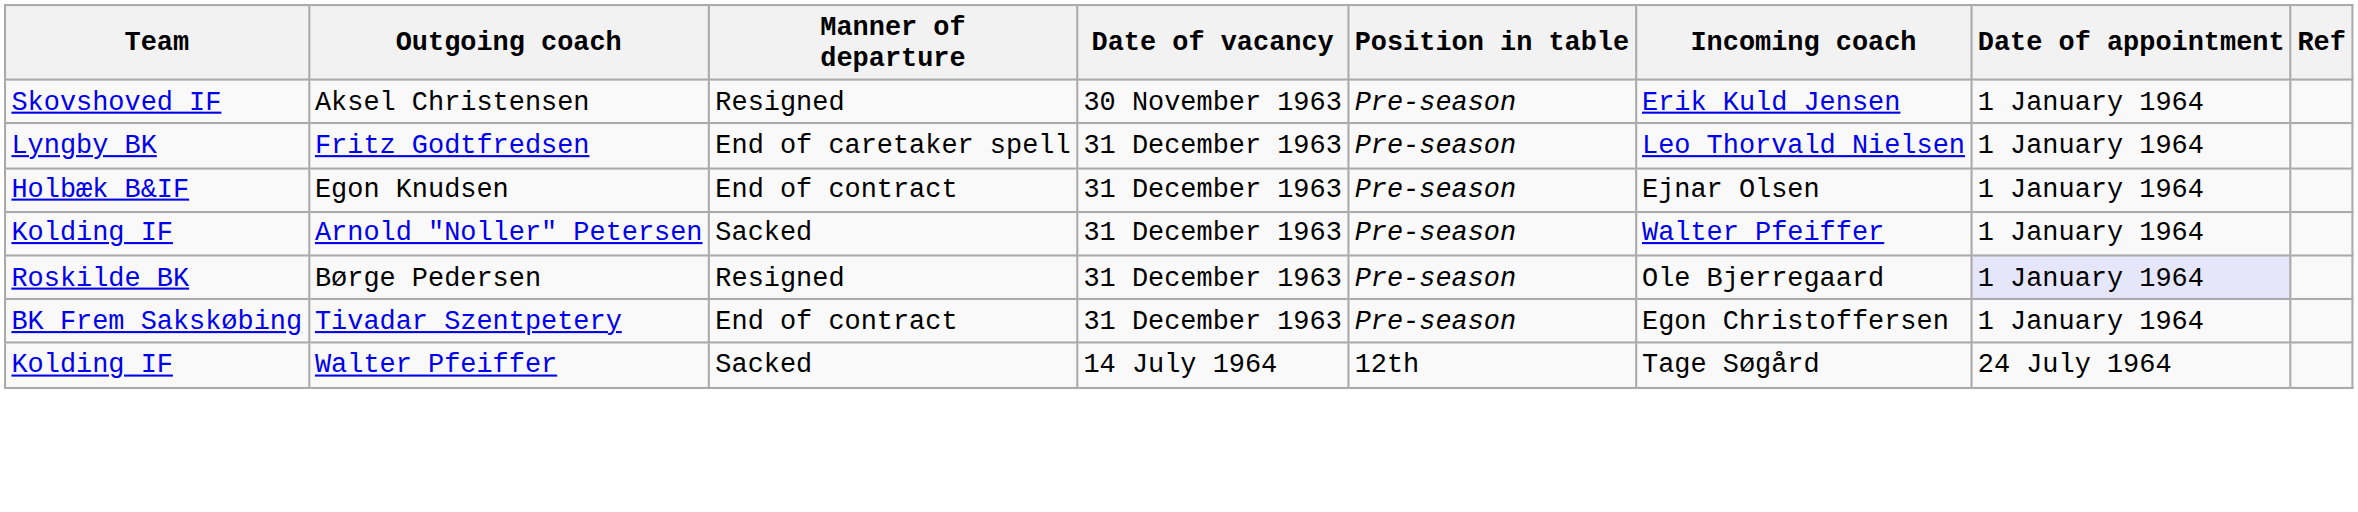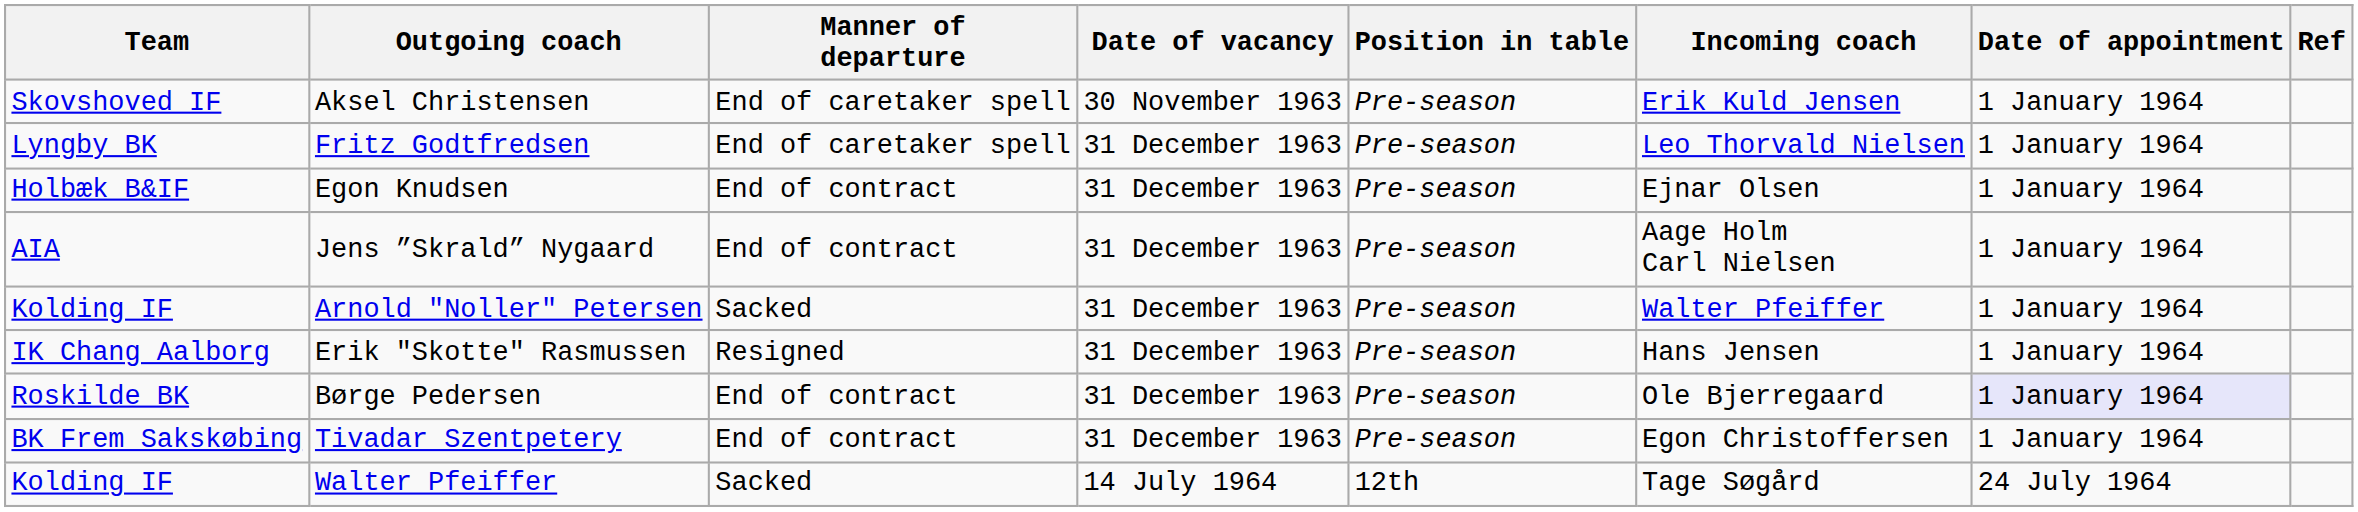(780, 102) Resigned -> (893, 102) End of caretaker spell
+ row: (485, 249)
+ row: (501, 352)
(780, 277) Resigned -> (836, 396) End of contract
